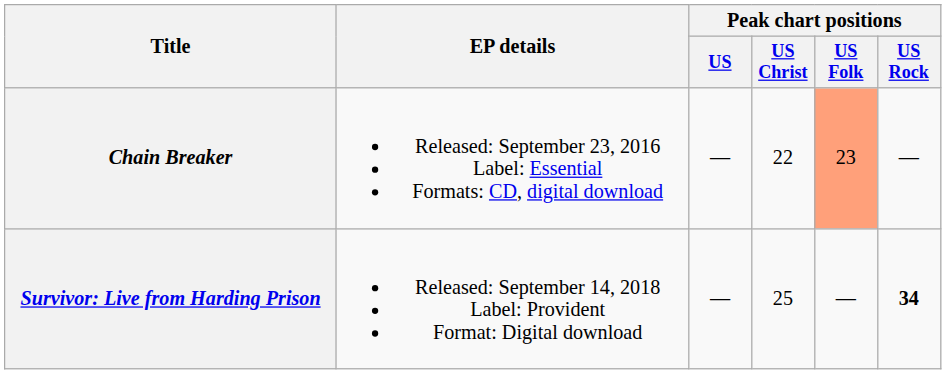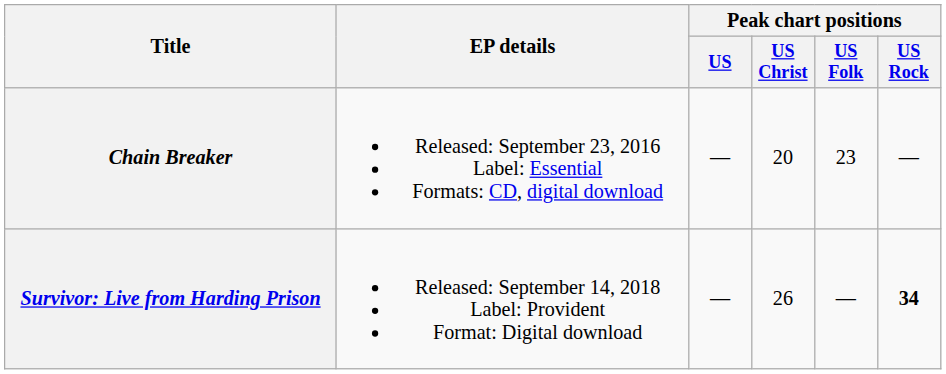(783, 157) 22 -> (783, 157) 20
(846, 157) lightsalmon background -> (846, 157) no background
(783, 298) 25 -> (783, 298) 26
